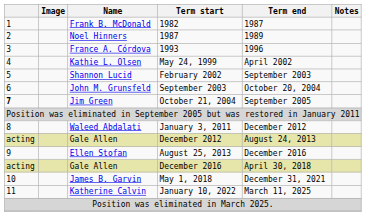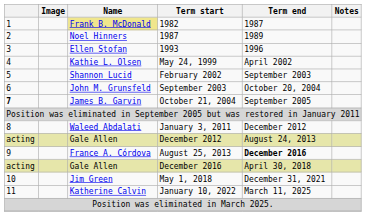(110, 24) no background -> (110, 24) khaki background
(110, 50) France A. Córdova -> (98, 50) Ellen Stofan
(91, 101) Jim Green -> (105, 101) James B. Garvin
(98, 153) Ellen Stofan -> (110, 153) France A. Córdova
(275, 153) normal -> (275, 153) bold
(105, 179) James B. Garvin -> (91, 179) Jim Green
